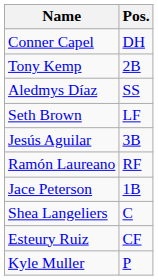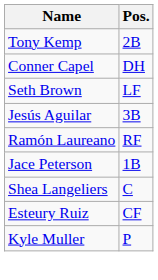rows swapped: (45, 66) <-> (51, 41)
- row: (53, 90)
